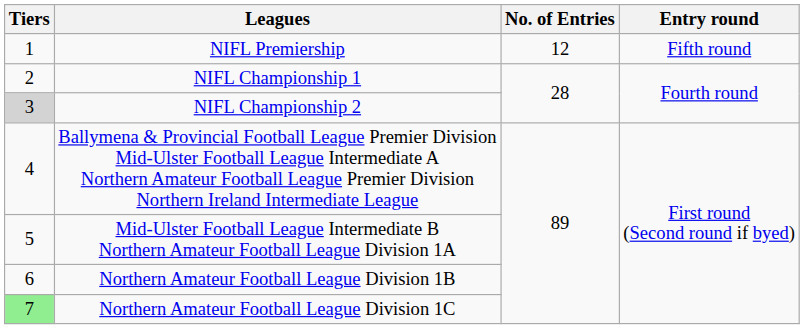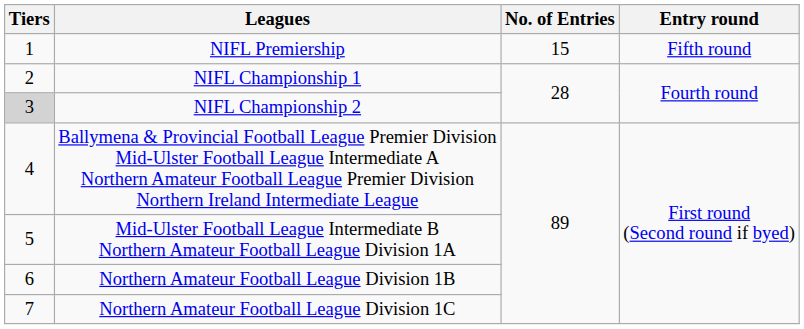(560, 48) 12 -> (560, 48) 15
(29, 308) lightgreen background -> (29, 308) no background
